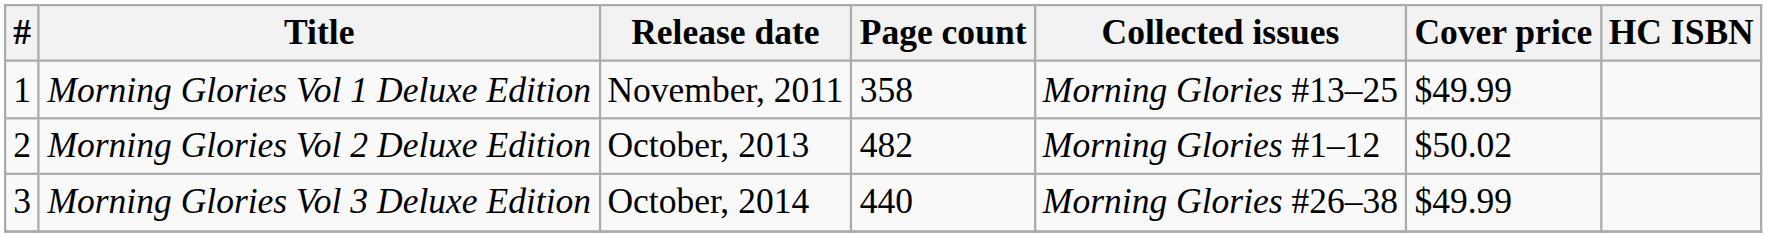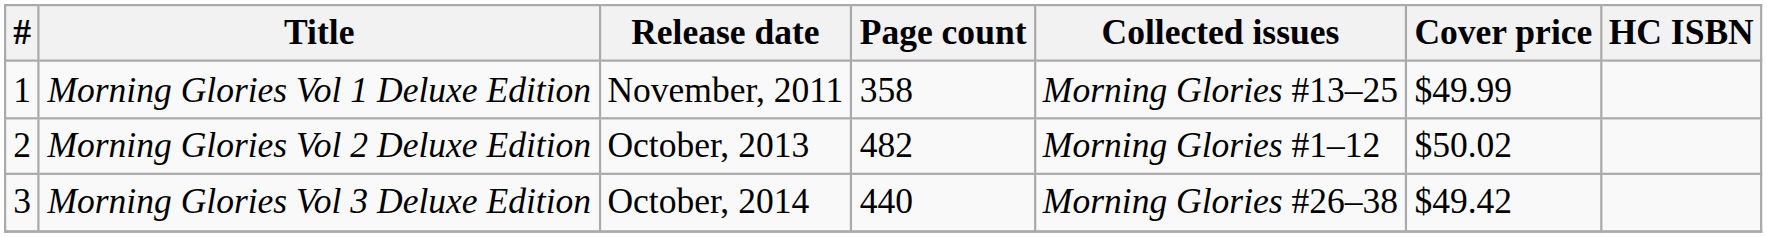(1463, 201) $49.99 -> (1463, 201) $49.42
